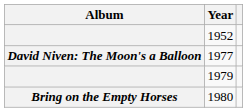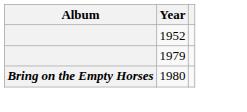- row: (220, 55)
